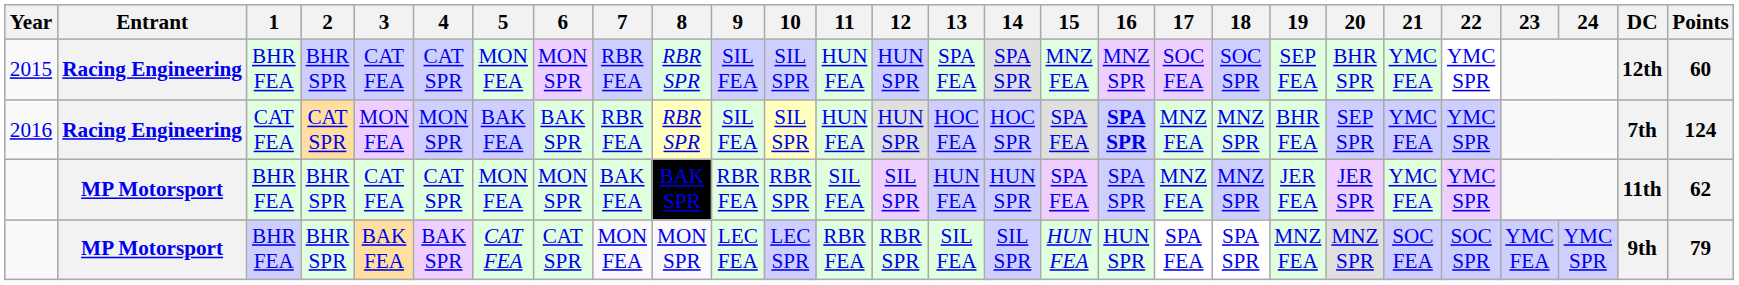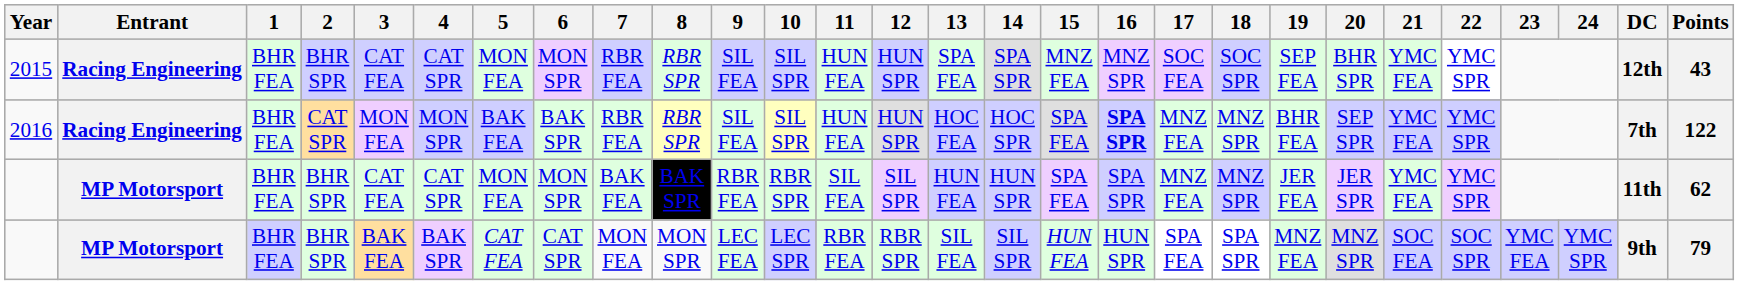(1700, 69) 60 -> (1700, 69) 43
(274, 129) CAT FEA -> (274, 129) BHR FEA
(1701, 129) 124 -> (1701, 129) 122
